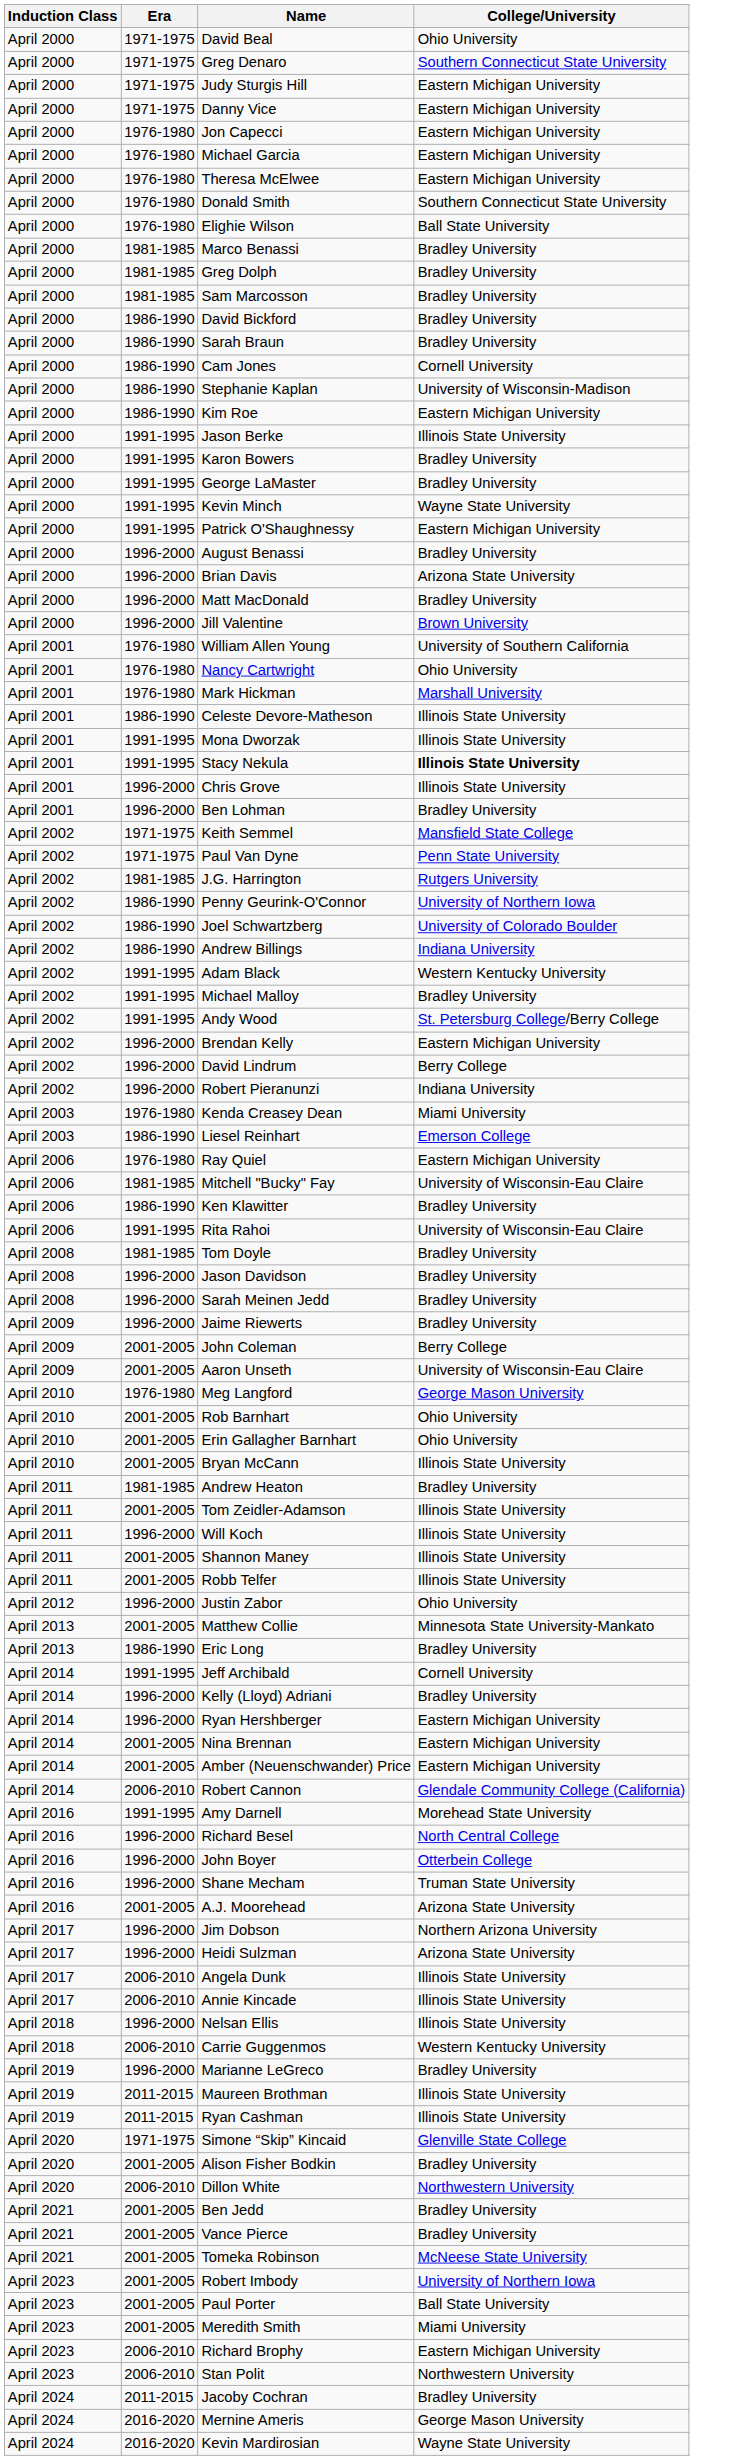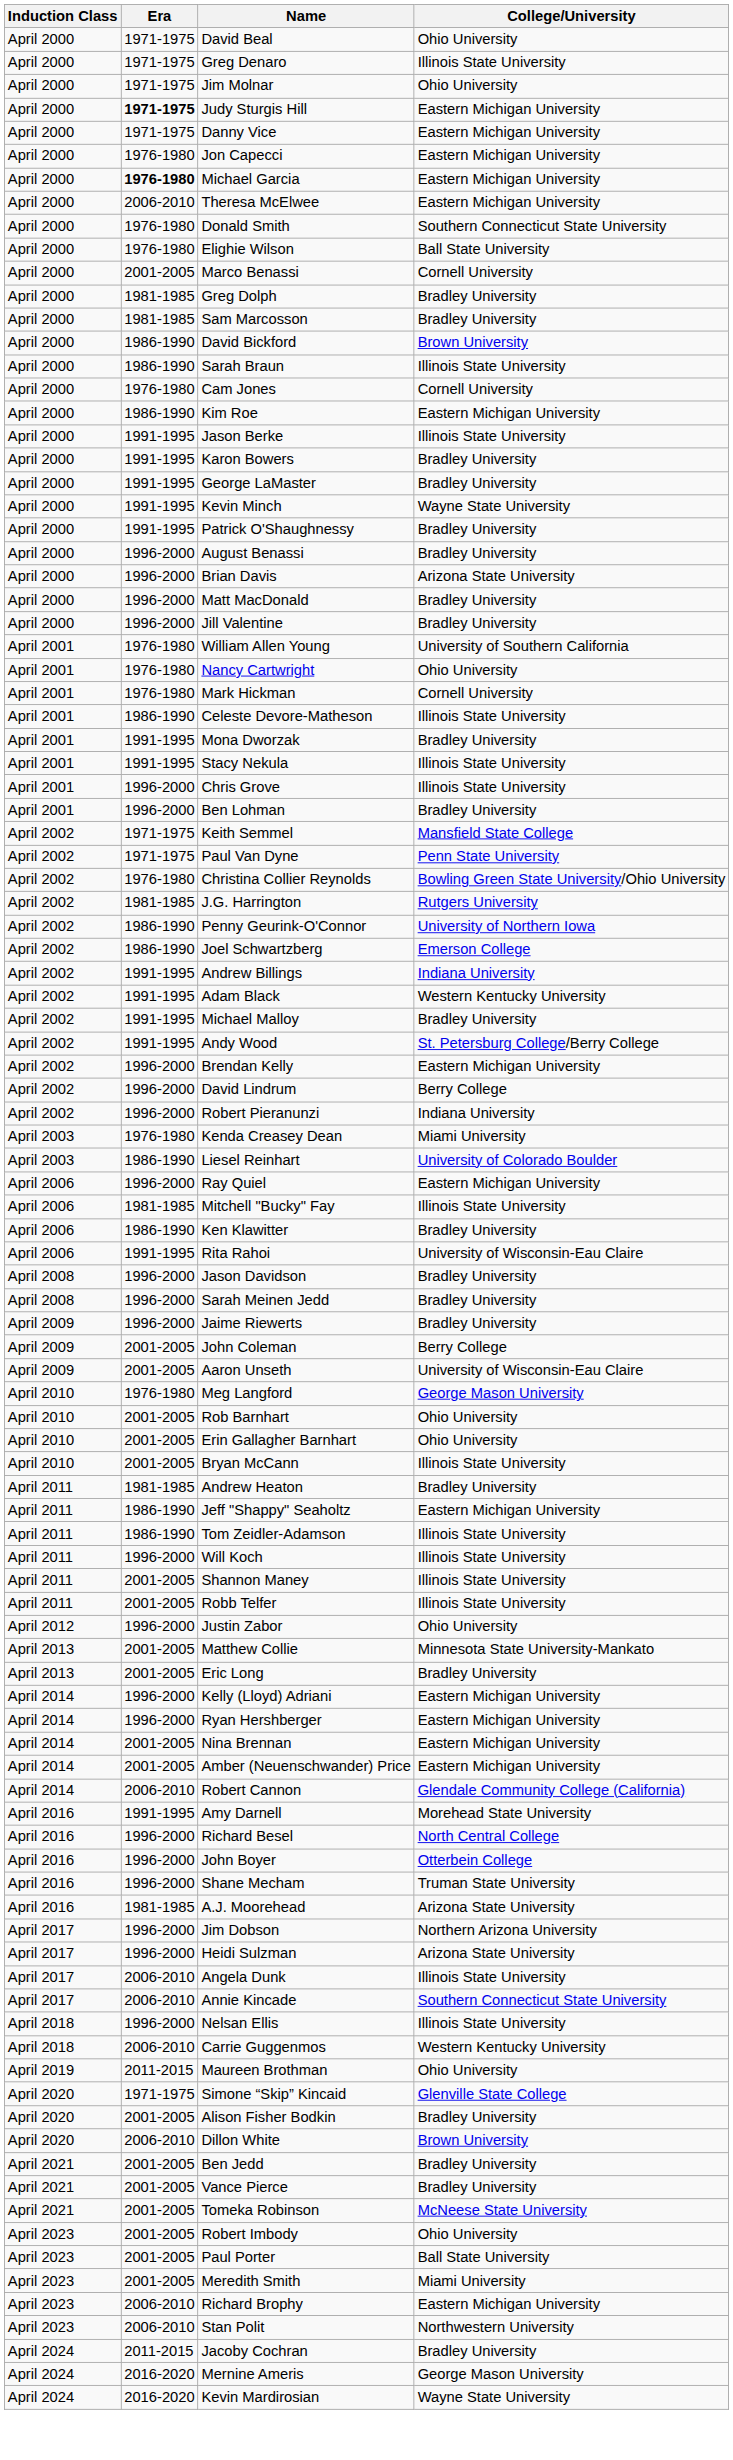(542, 62) Southern Connecticut State University -> (492, 62) Illinois State University
+ row: (237, 86)
(159, 86) normal -> (159, 109) bold
(159, 156) normal -> (159, 179) bold
(159, 179) 1976-1980 -> (159, 202) 2006-2010
(159, 249) 1981-1985 -> (159, 272) 2001-2005
(477, 249) Bradley University -> (475, 272) Cornell University
(477, 319) Bradley University -> (473, 343) Brown University
(477, 343) Bradley University -> (492, 366) Illinois State University
(159, 366) 1986-1990 -> (159, 389) 1976-1980
- row: (260, 389)
(509, 529) Eastern Michigan University -> (477, 529) Bradley University
(473, 623) Brown University -> (477, 623) Bradley University
(480, 693) Marshall University -> (475, 693) Cornell University
(492, 739) Illinois State University -> (477, 739) Bradley University
(499, 763) bold -> (492, 763) normal
+ row: (286, 879)
(517, 926) University of Colorado Boulder -> (474, 949) Emerson College
(159, 949) 1986-1990 -> (159, 973) 1991-1995
(474, 1136) Emerson College -> (517, 1160) University of Colorado Boulder
(159, 1160) 1976-1980 -> (159, 1183) 1996-2000
(531, 1183) University of Wisconsin-Eau Claire -> (492, 1206) Illinois State University
- row: (236, 1253)
+ row: (276, 1510)
(159, 1510) 2001-2005 -> (159, 1533) 1986-1990
(159, 1650) 1986-1990 -> (159, 1673) 2001-2005
- row: (245, 1673)
(477, 1697) Bradley University -> (509, 1697) Eastern Michigan University
(159, 1907) 2001-2005 -> (159, 1907) 1981-1985
(492, 2000) Illinois State University -> (542, 2000) Southern Connecticut State University
- row: (262, 2070)
(492, 2093) Illinois State University -> (468, 2070) Ohio University
- row: (252, 2117)
(496, 2187) Northwestern University -> (473, 2140) Brown University
(506, 2280) University of Northern Iowa -> (468, 2233) Ohio University
